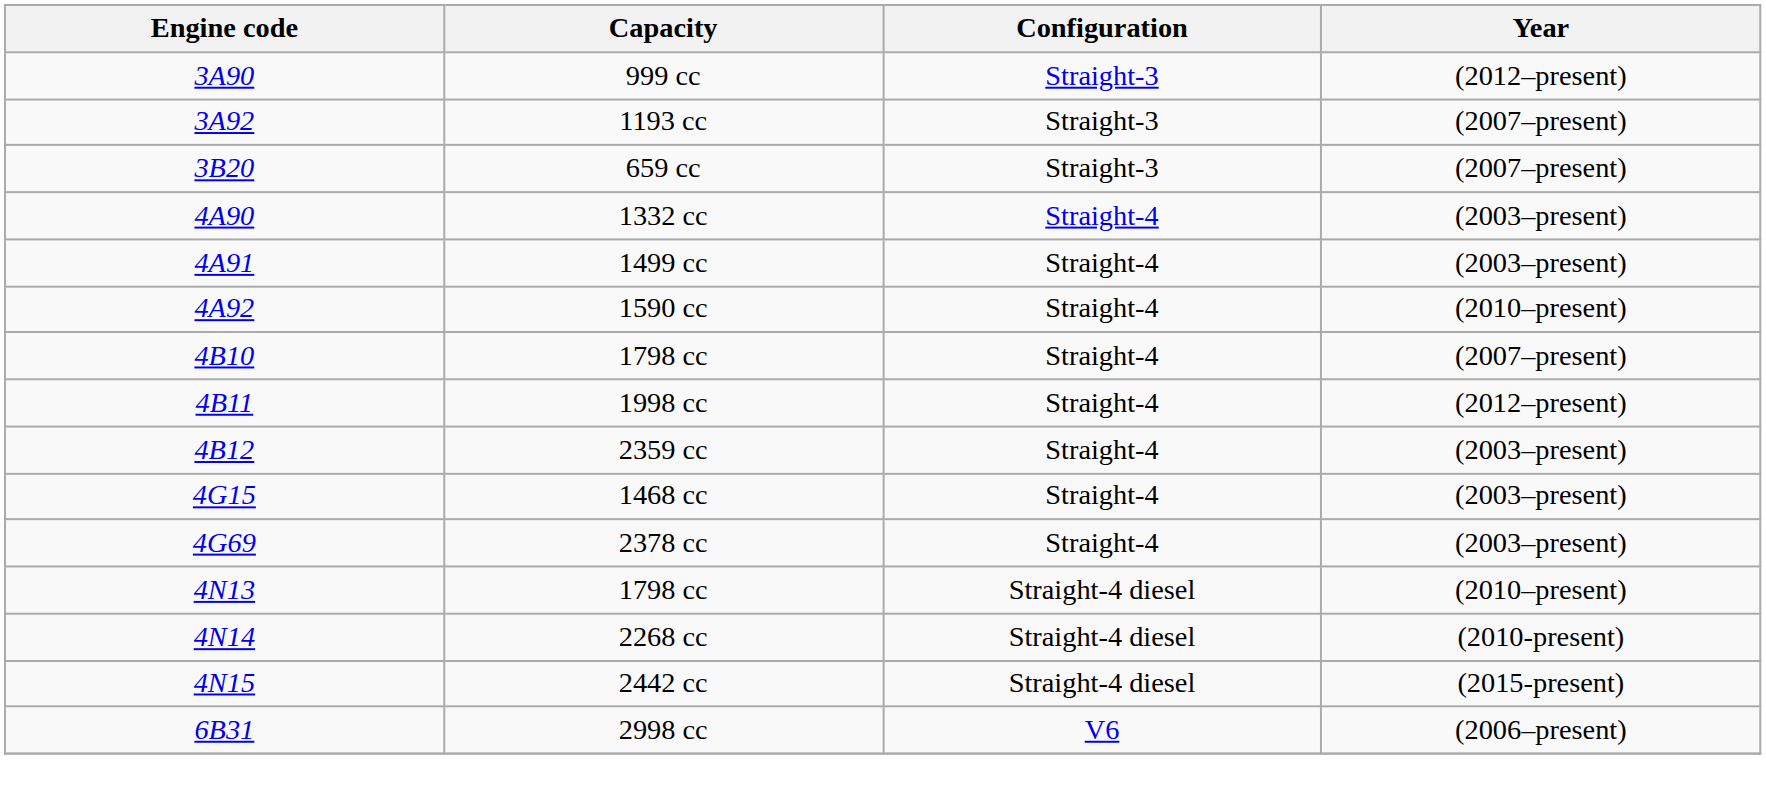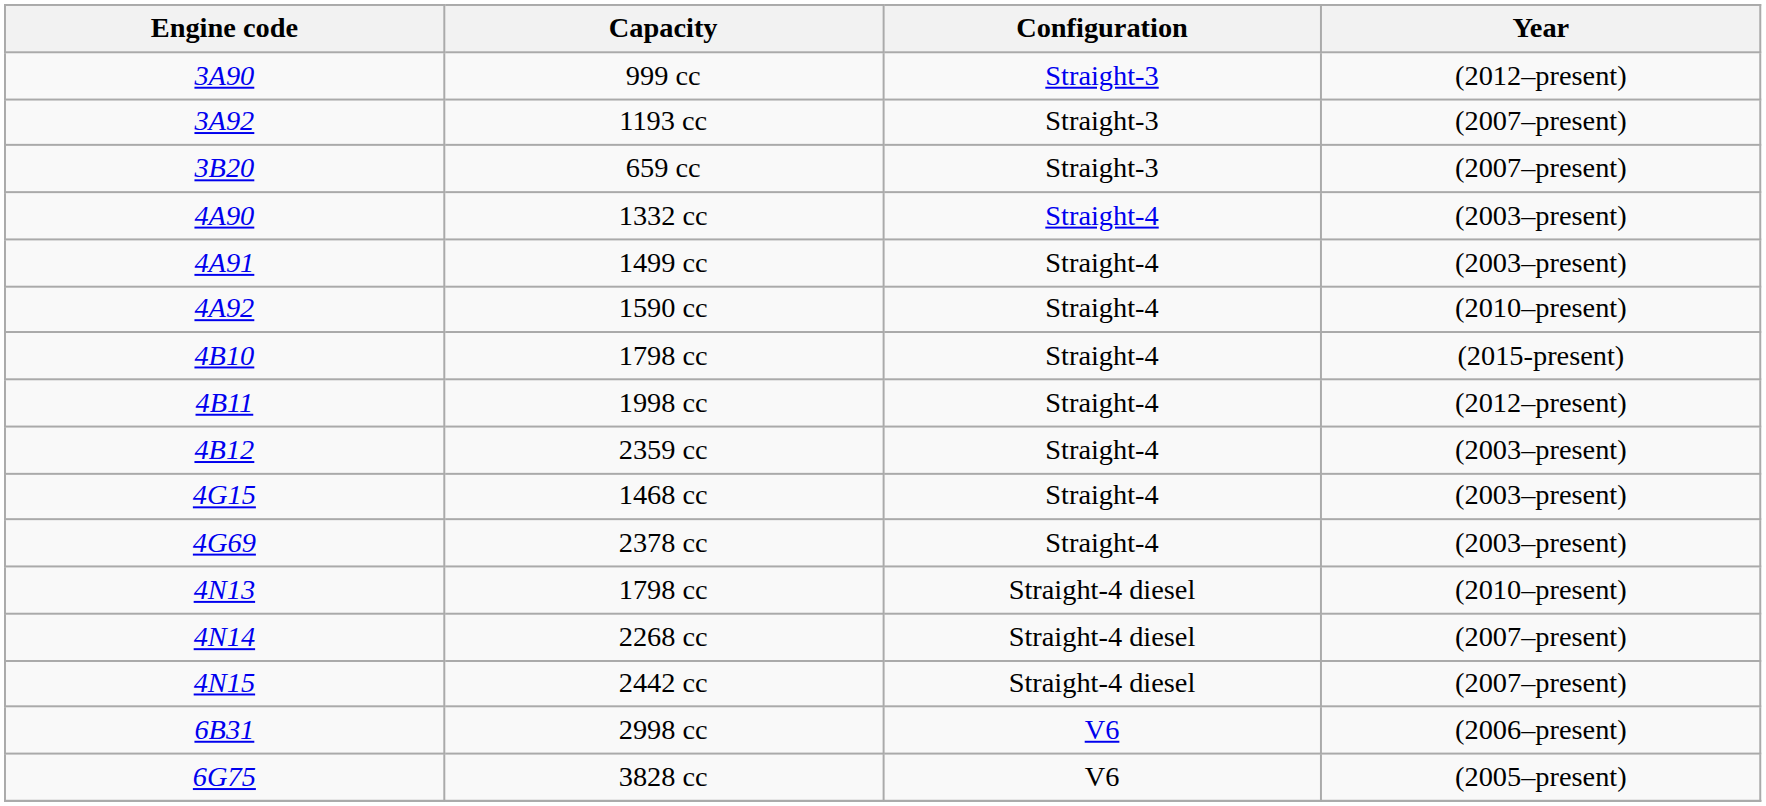(1541, 355) (2007–present) -> (1541, 355) (2015-present)
(1541, 636) (2010-present) -> (1541, 636) (2007–present)
(1541, 683) (2015-present) -> (1541, 683) (2007–present)
+ row: (224, 776)
